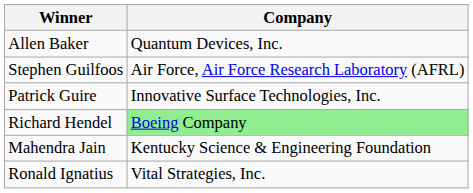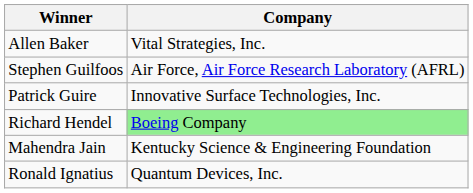(207, 43) Quantum Devices, Inc. -> (198, 43) Vital Strategies, Inc.
(198, 174) Vital Strategies, Inc. -> (207, 174) Quantum Devices, Inc.
